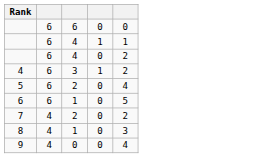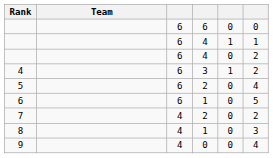+ column: (102, 12)
